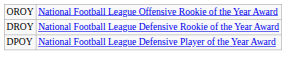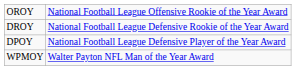+ row: (25, 57)
